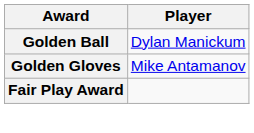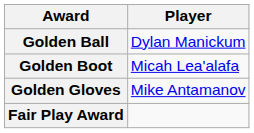+ row: (66, 66)
